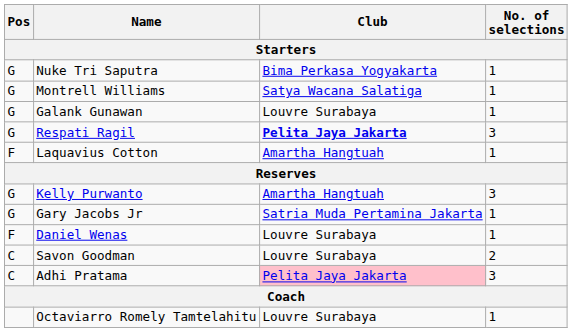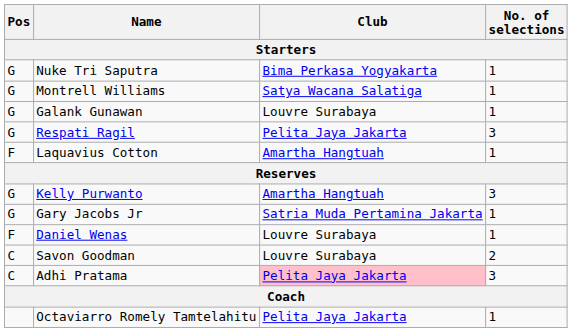(335, 132) bold -> (335, 132) normal
(319, 317) Louvre Surabaya -> (335, 317) Pelita Jaya Jakarta
